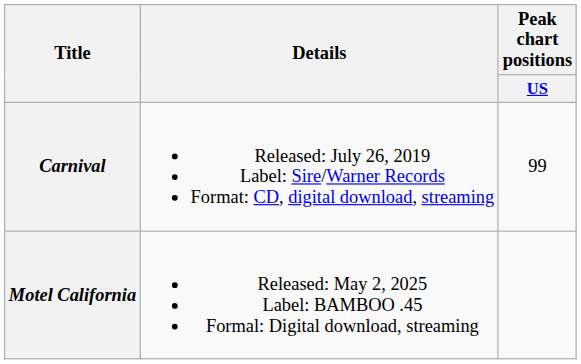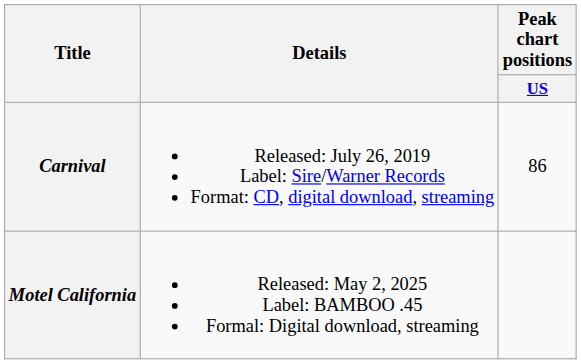(537, 166) 99 -> (537, 166) 86
